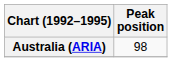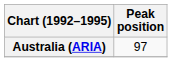(141, 47) 98 -> (141, 47) 97
